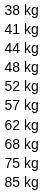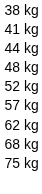- row: (22, 182)
